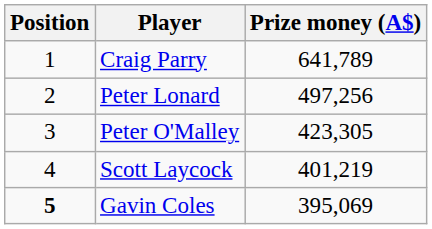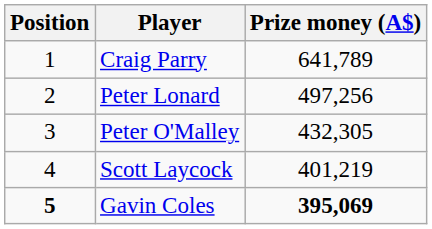(336, 132) 423,305 -> (336, 132) 432,305
(336, 205) normal -> (336, 205) bold
